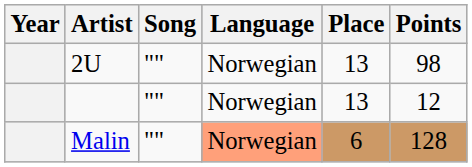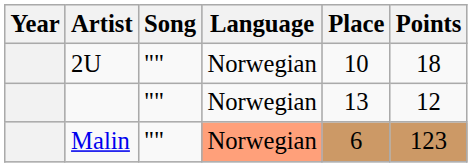(356, 63) 13 -> (356, 63) 10
(429, 63) 98 -> (429, 63) 18
(429, 141) 128 -> (429, 141) 123
